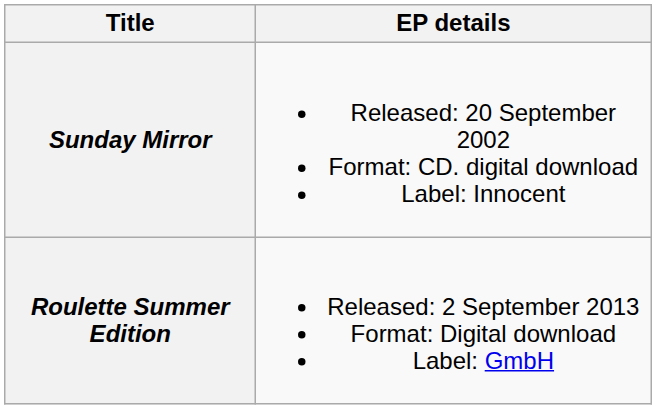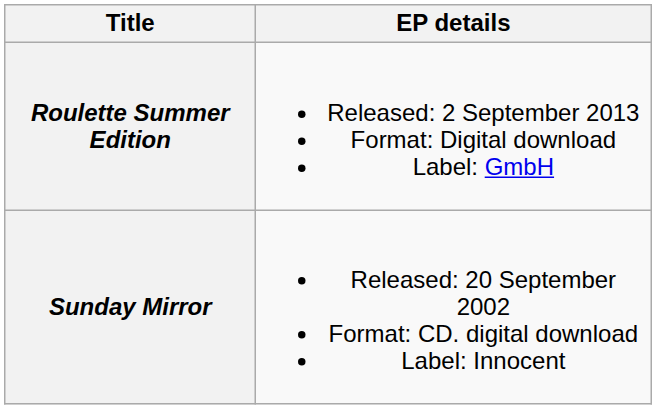rows swapped: (130, 139) <-> (130, 320)
